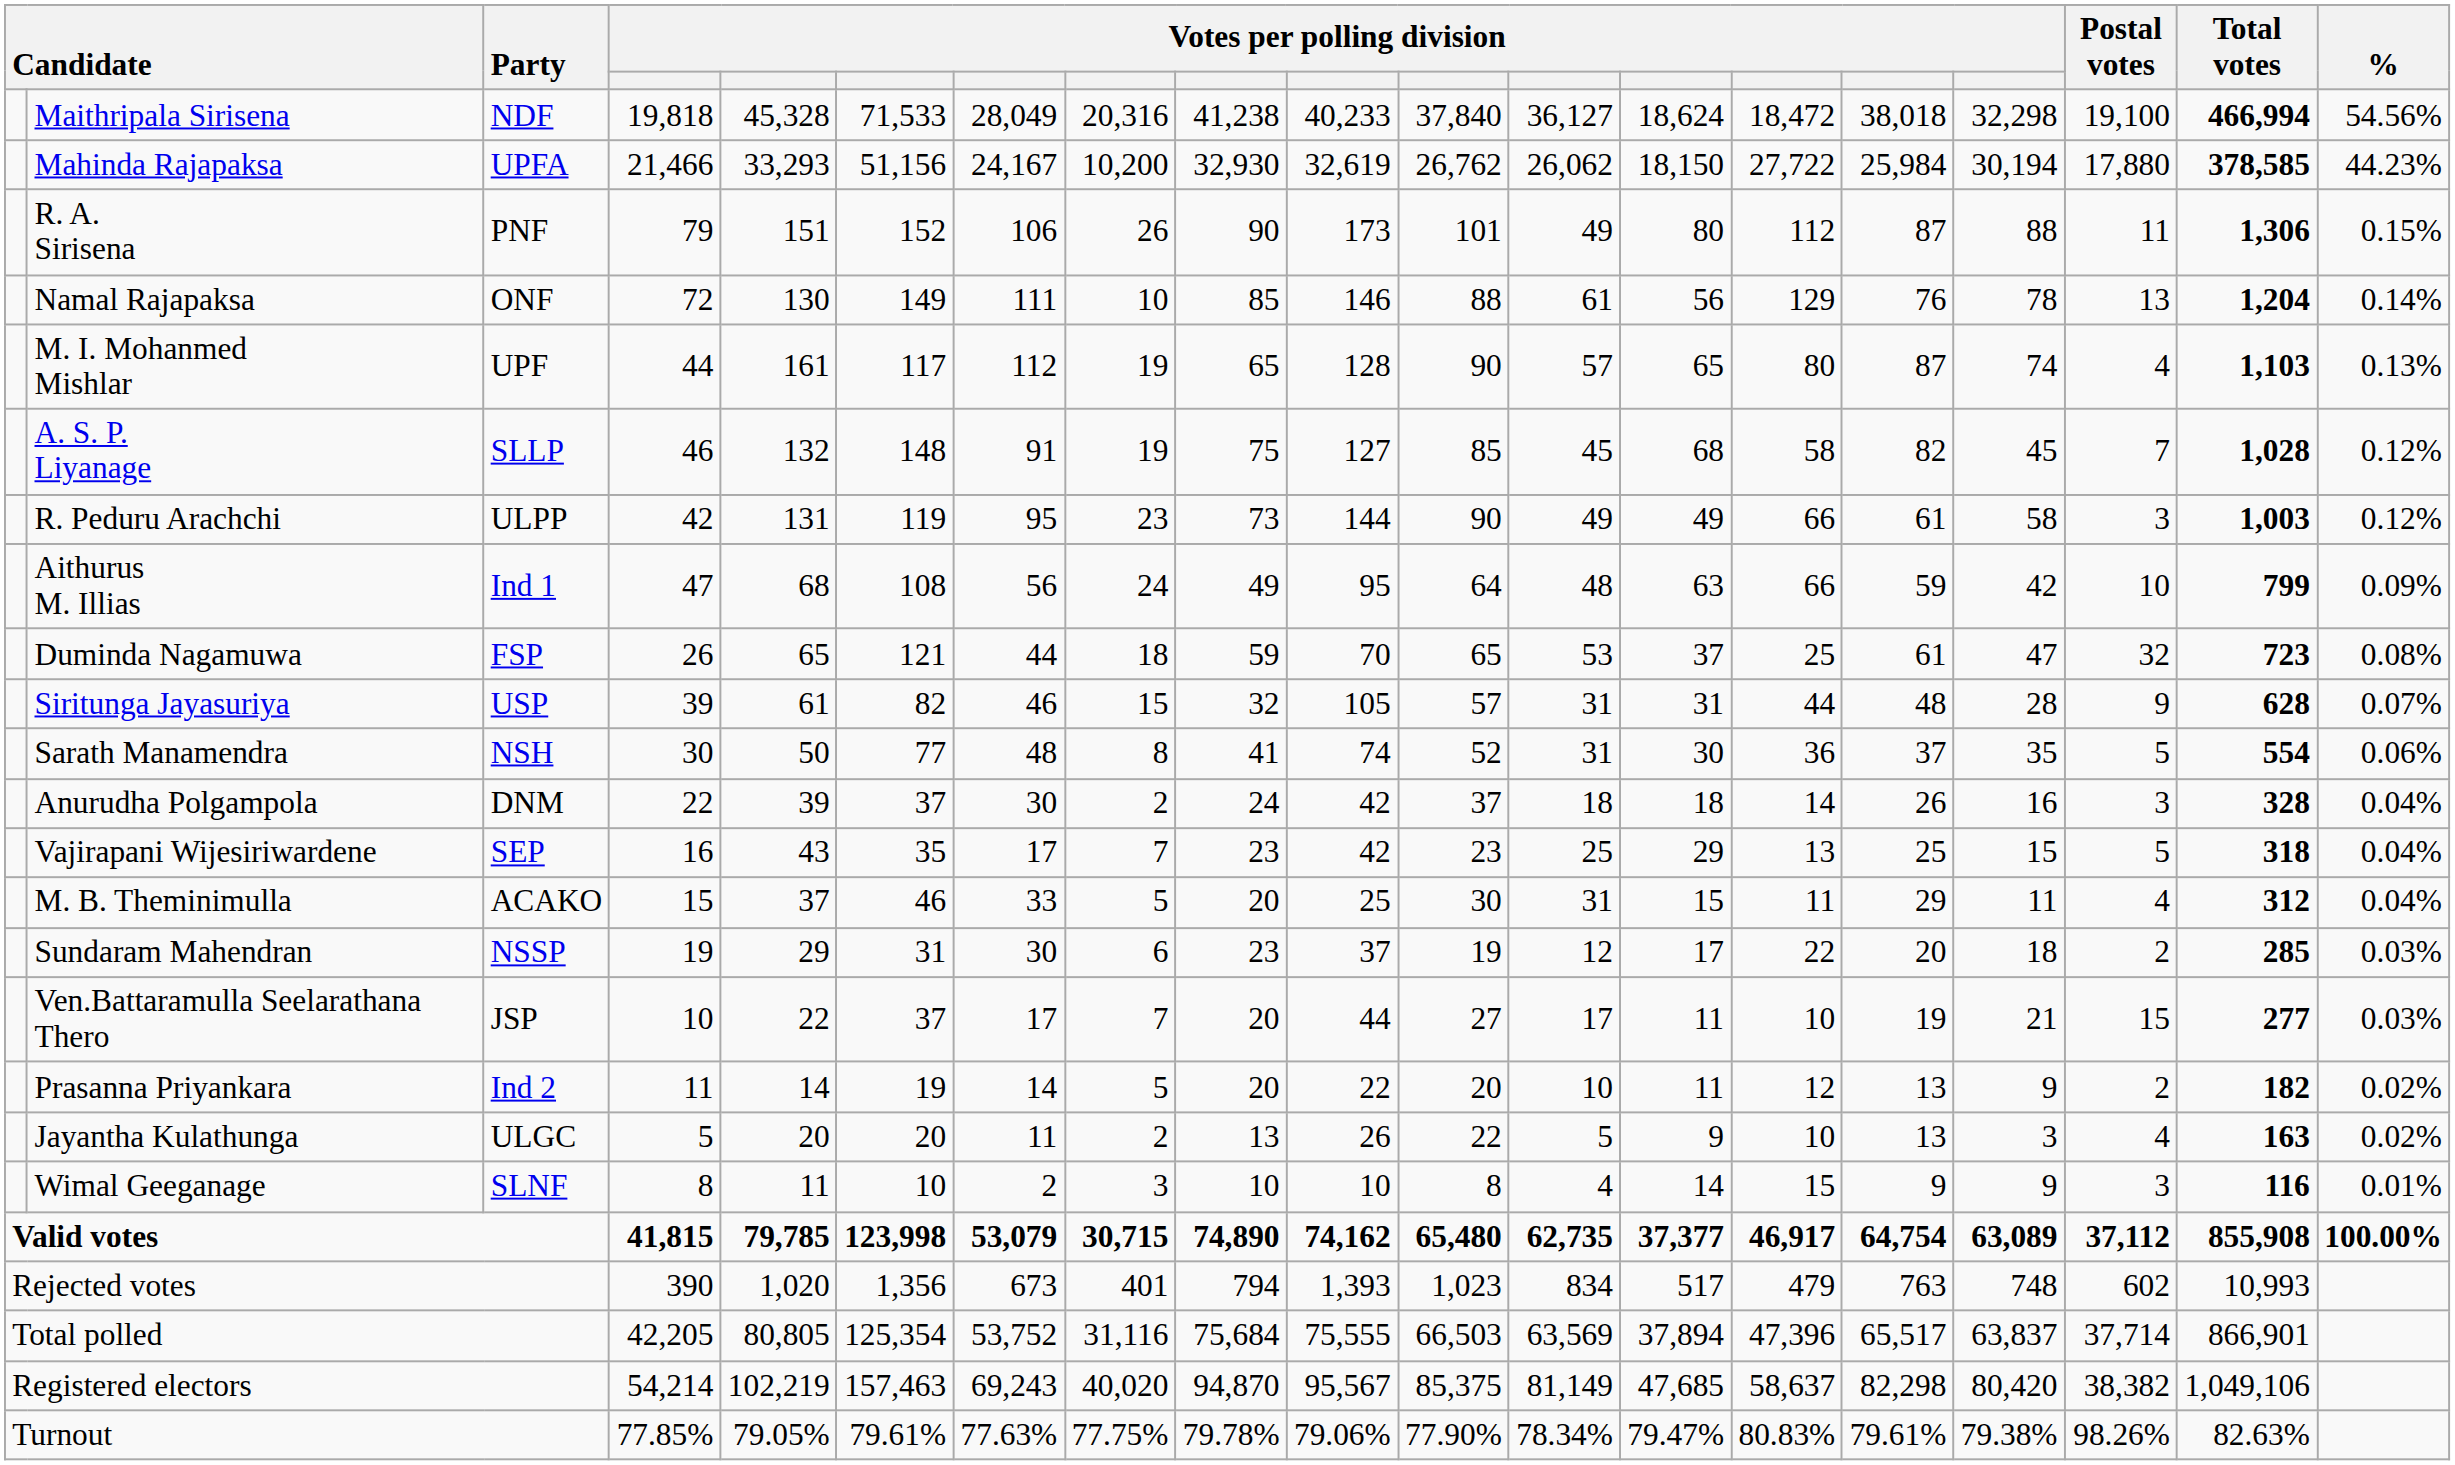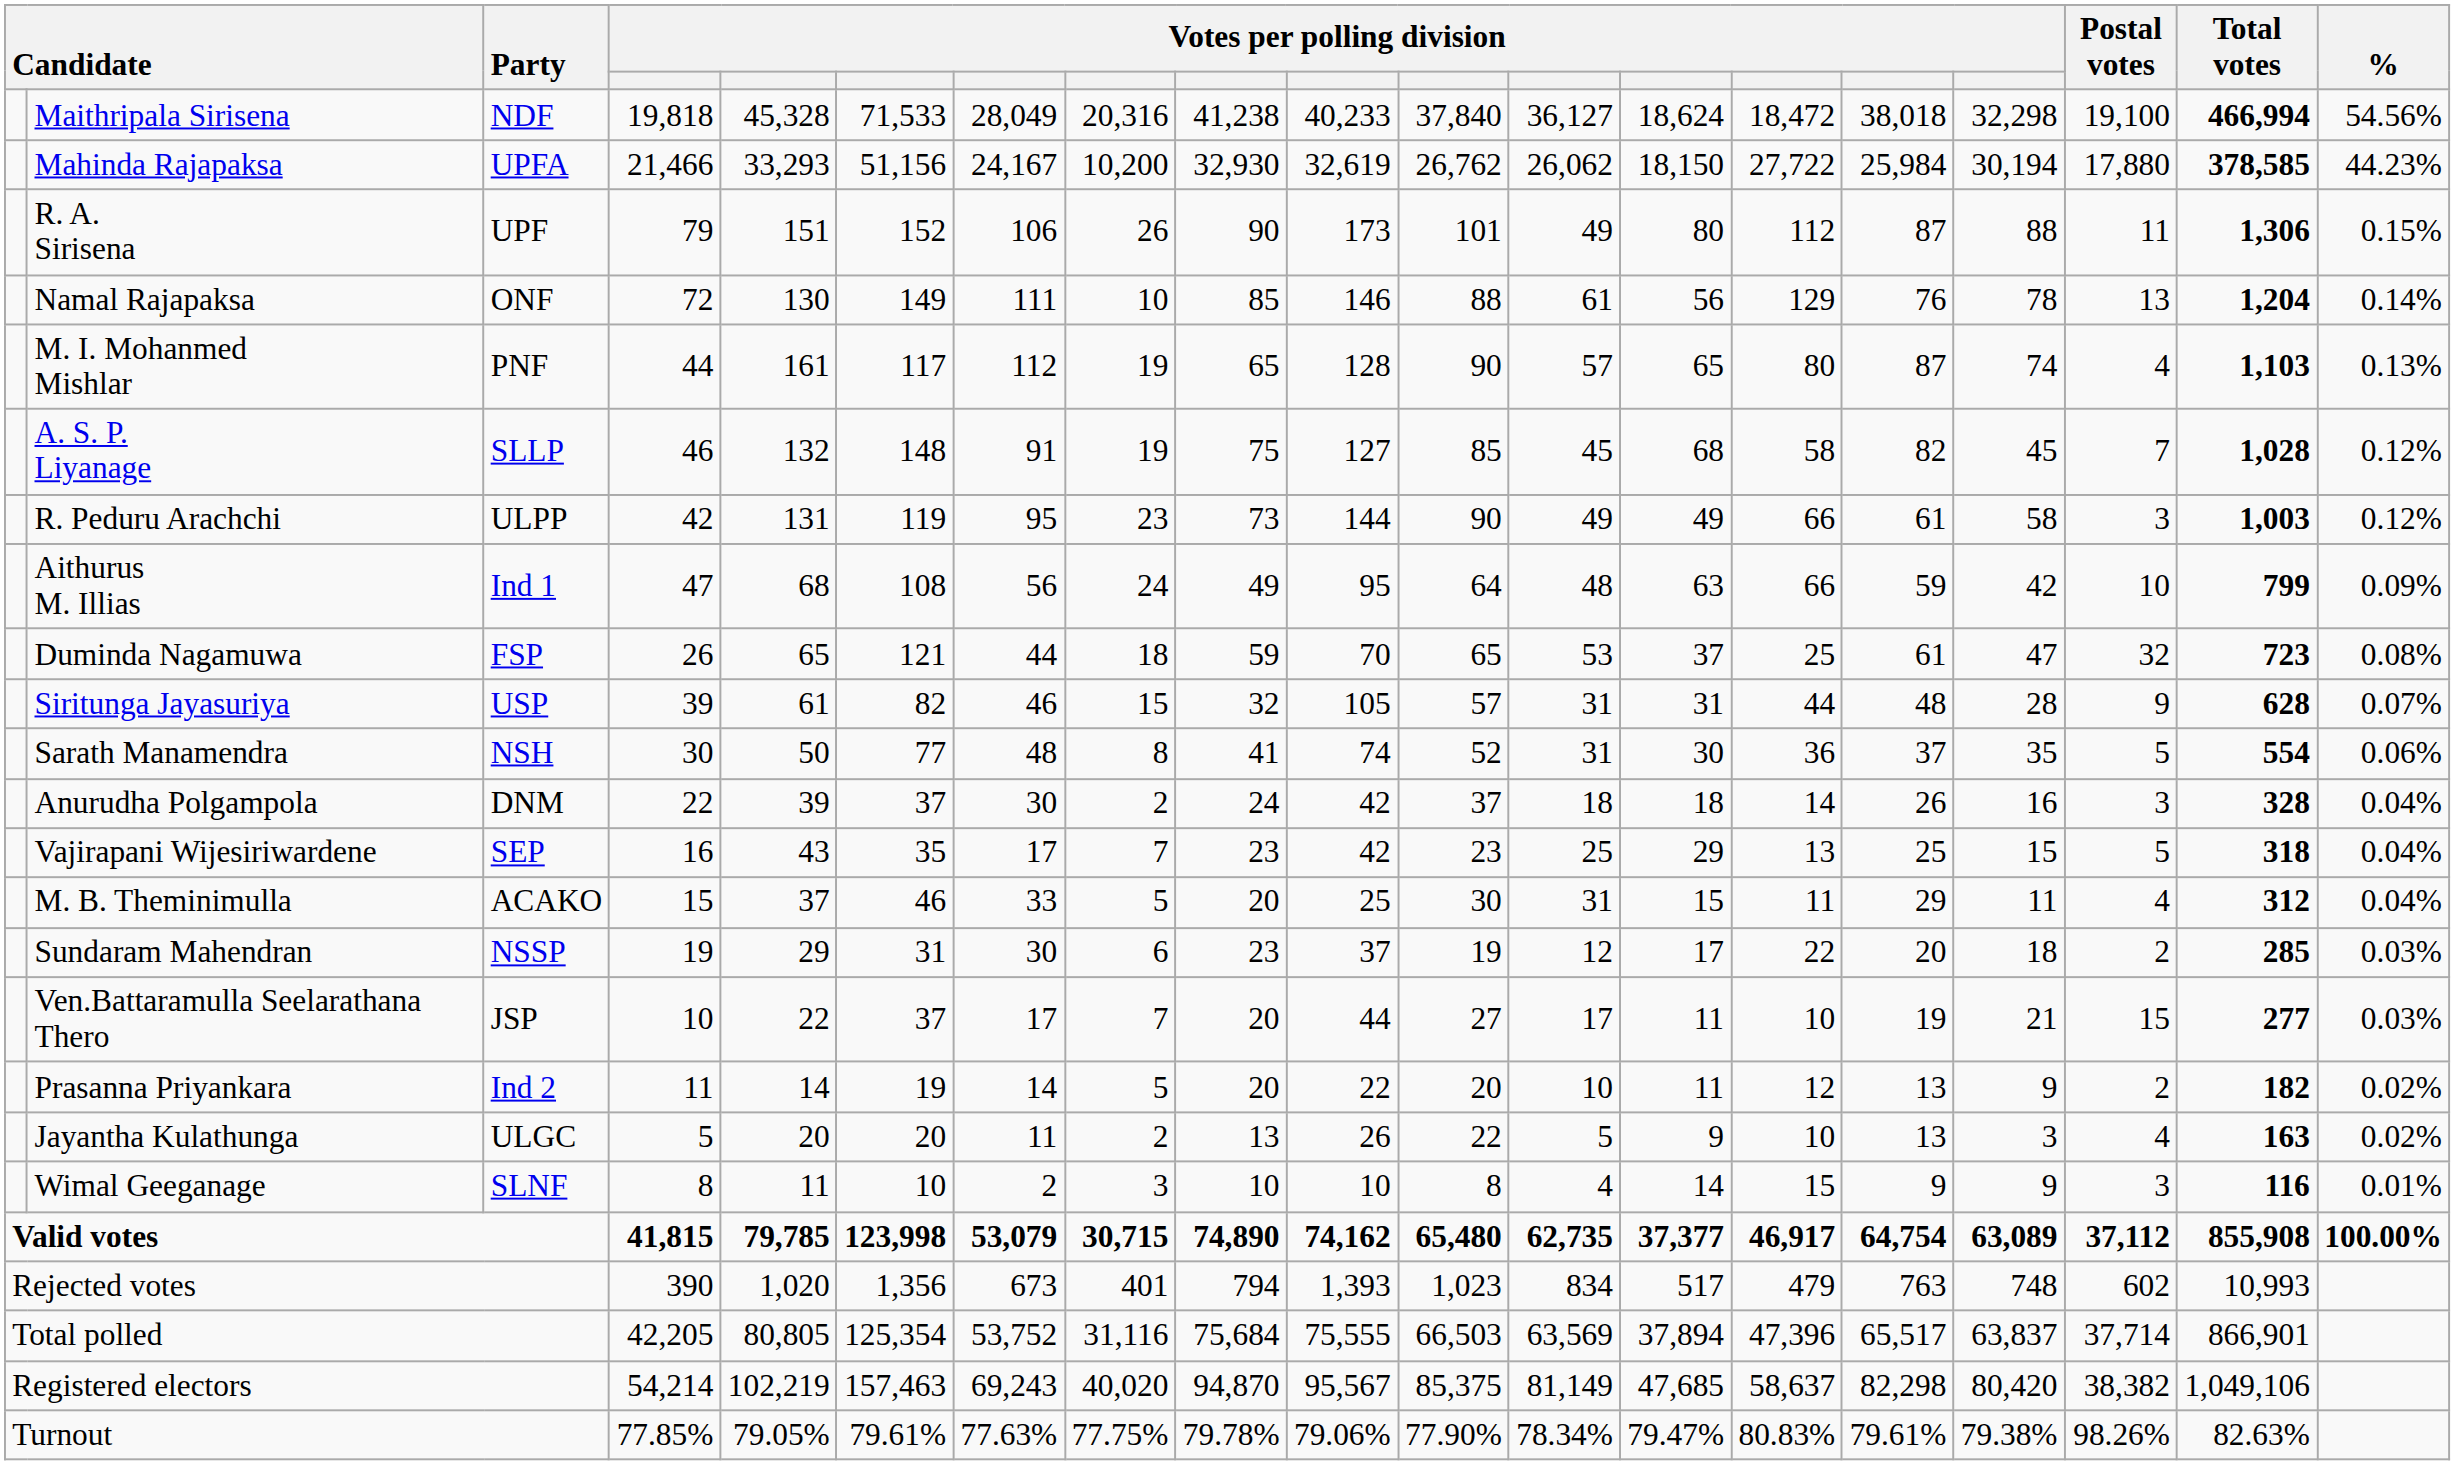(519, 231) PNF -> (519, 231) UPF
(519, 366) UPF -> (519, 366) PNF
